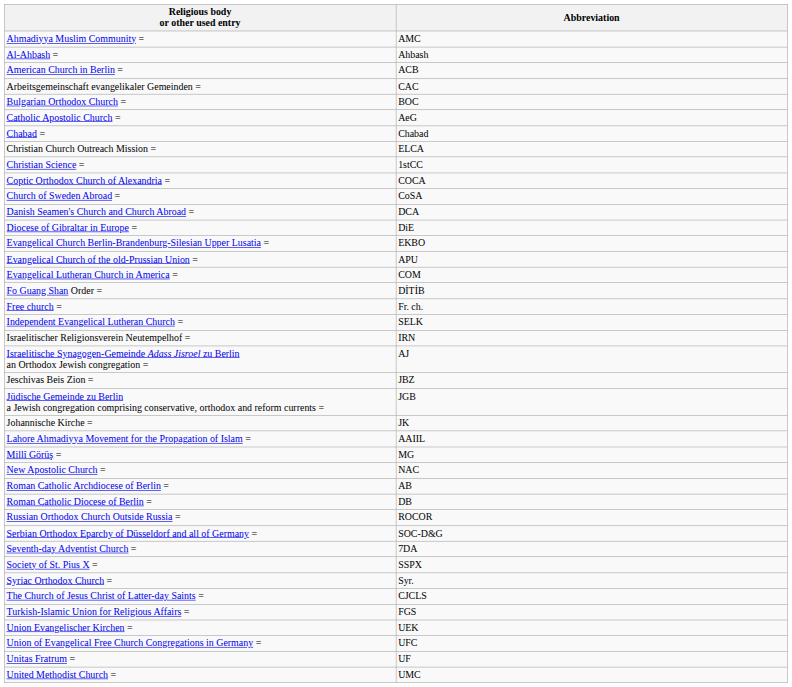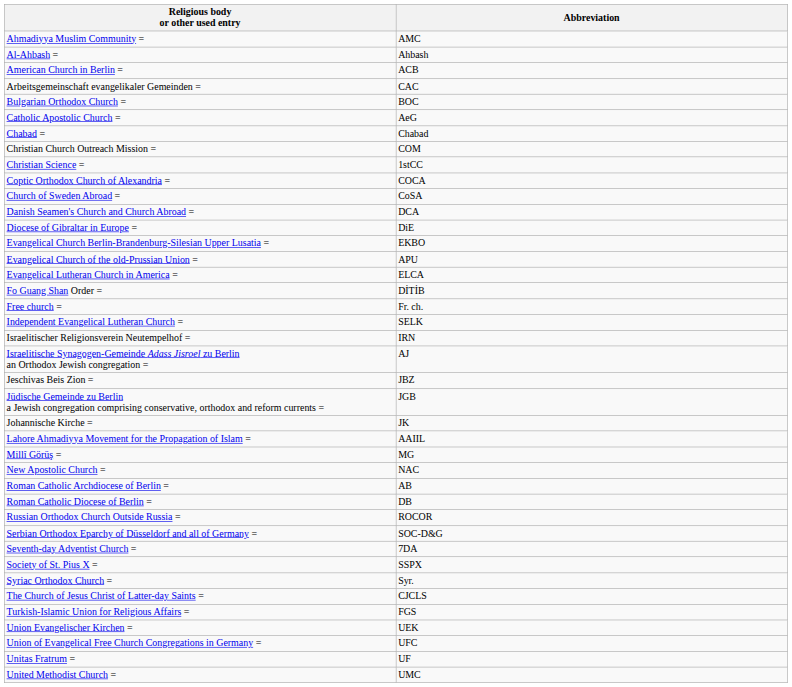(411, 149) ELCA -> (409, 149) COM
(409, 275) COM -> (411, 275) ELCA
